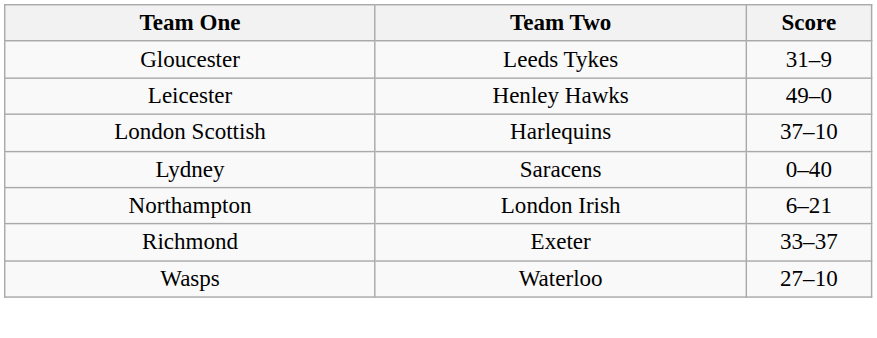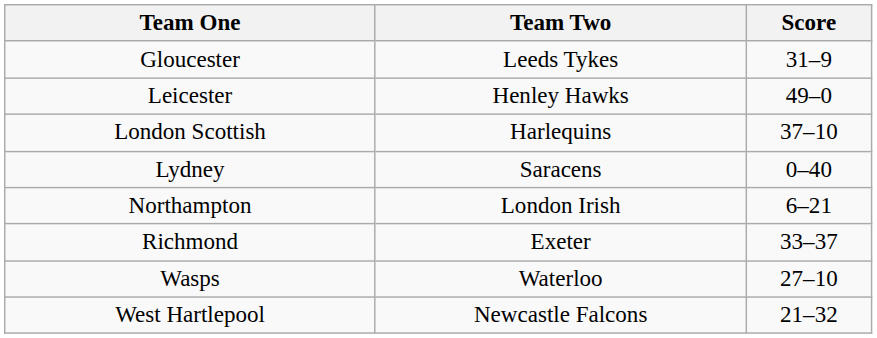+ row: (190, 315)
